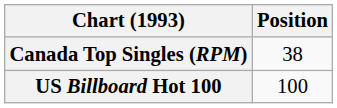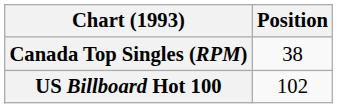(292, 86) 100 -> (292, 86) 102
